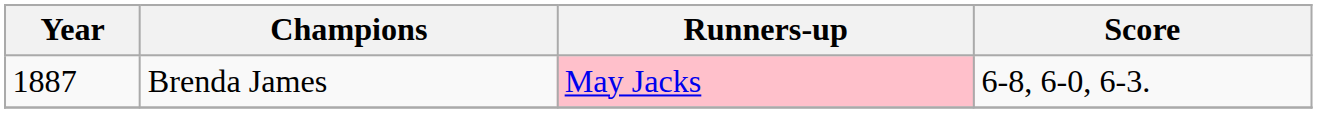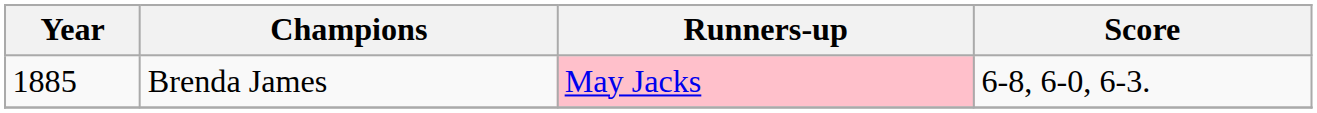(45, 81) 1887 -> (45, 81) 1885
